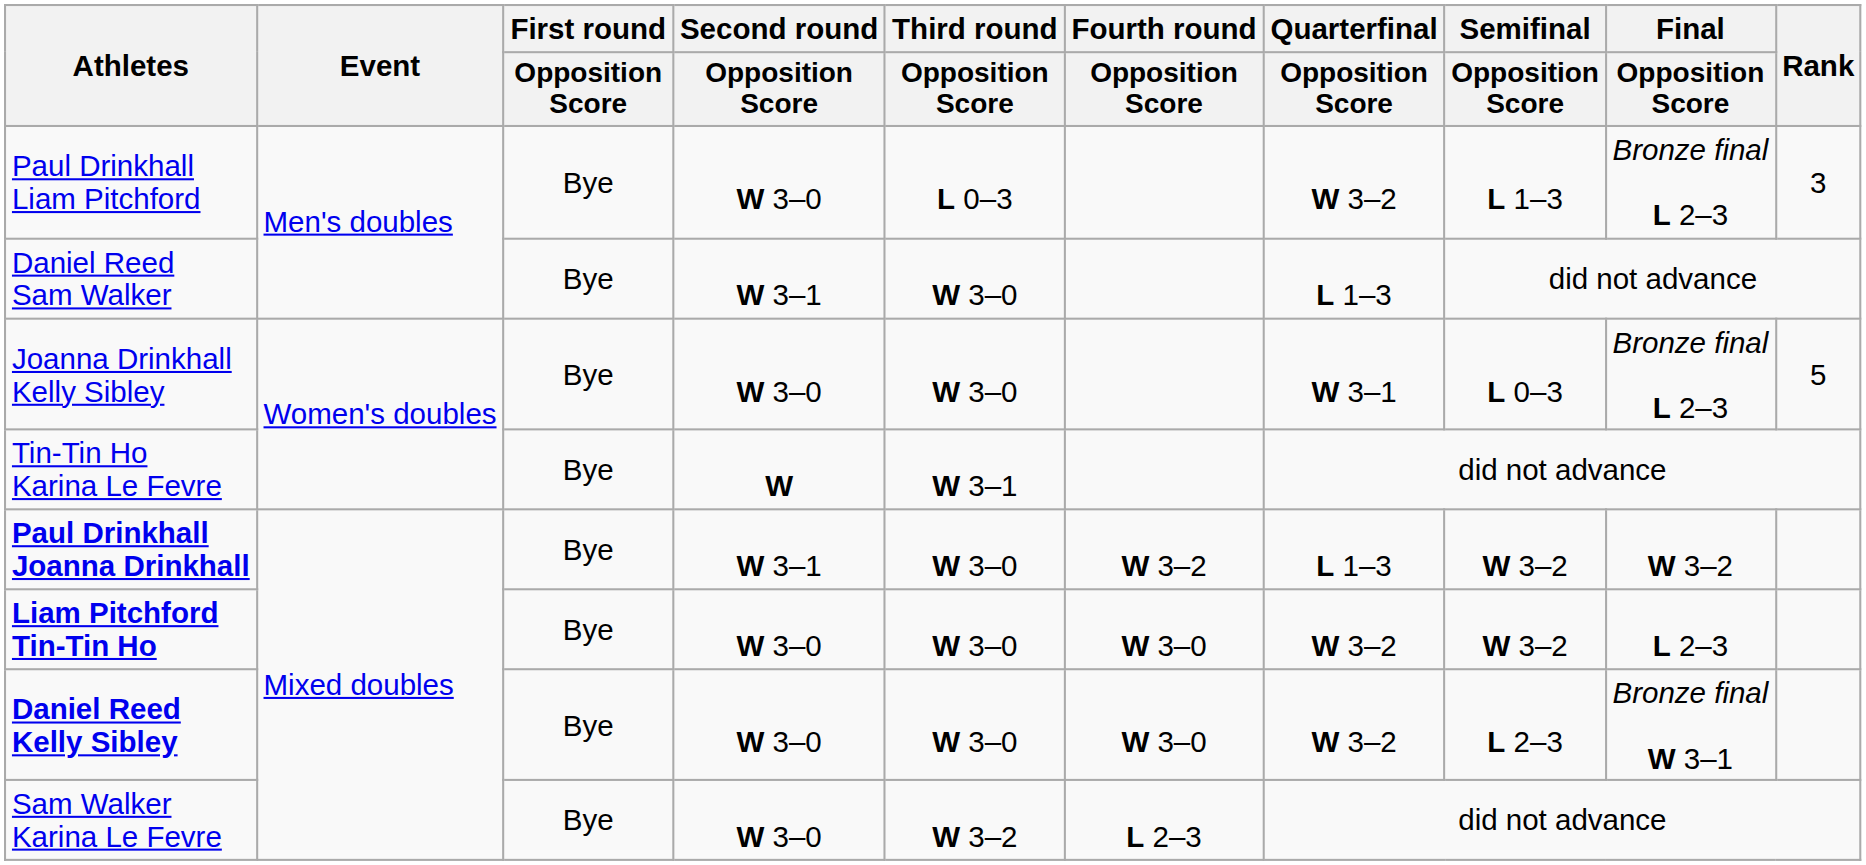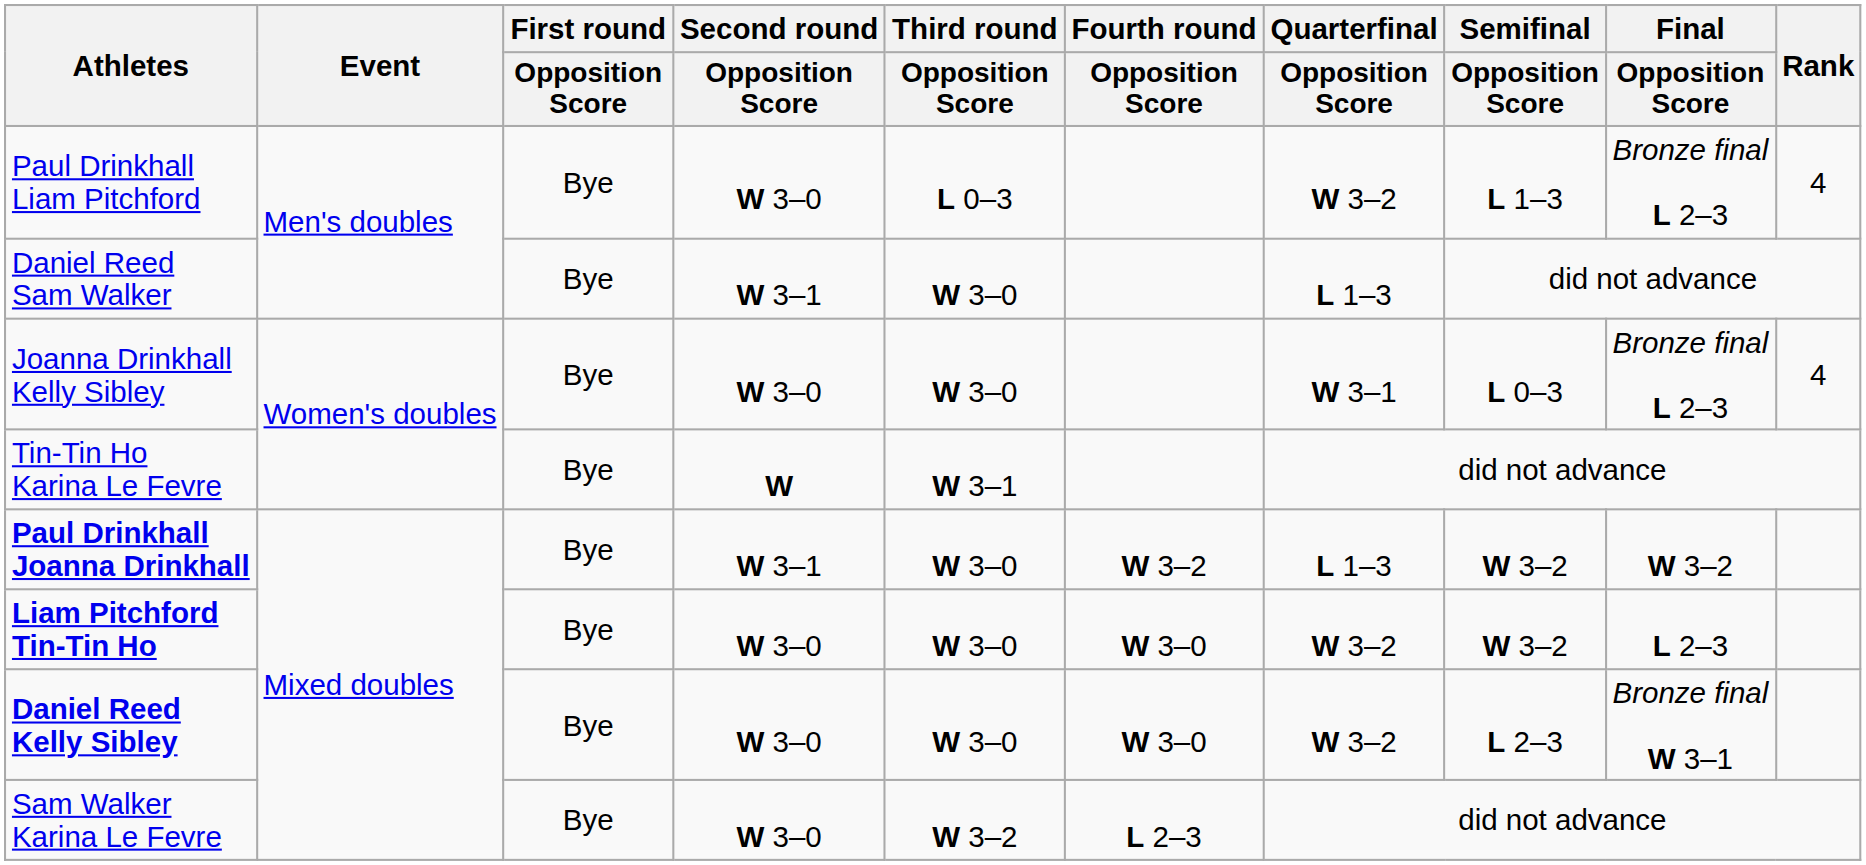(1818, 183) 3 -> (1818, 183) 4
(1818, 375) 5 -> (1818, 375) 4
